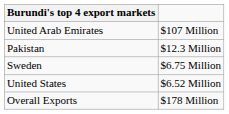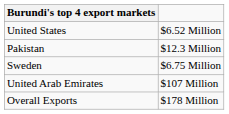rows swapped: (55, 30) <-> (36, 83)
